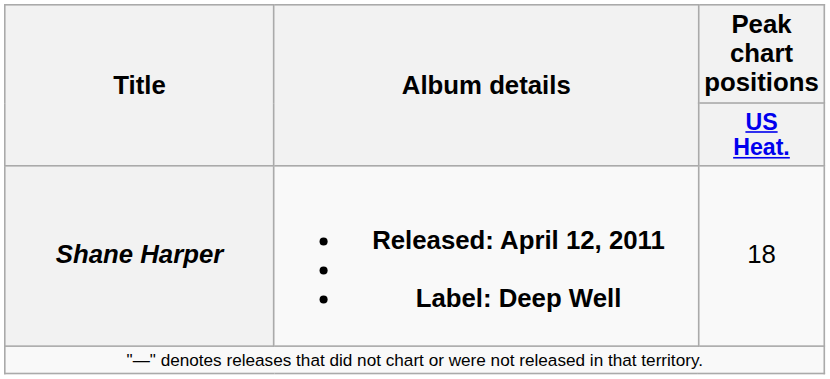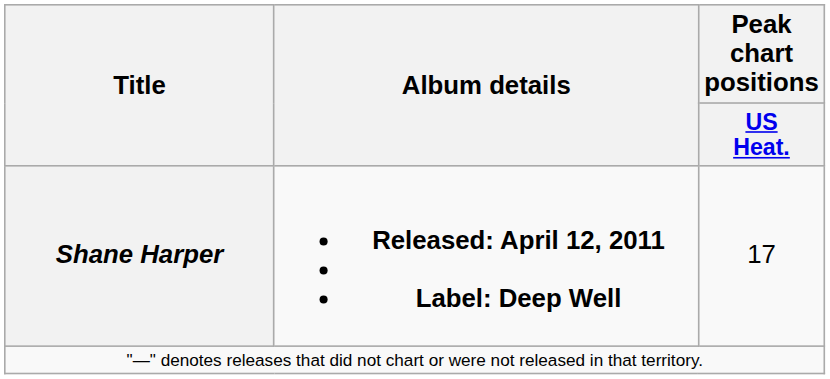(761, 255) 18 -> (761, 255) 17
